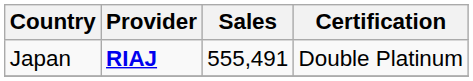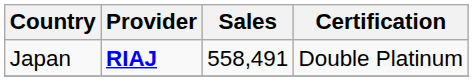(248, 57) 555,491 -> (248, 57) 558,491
